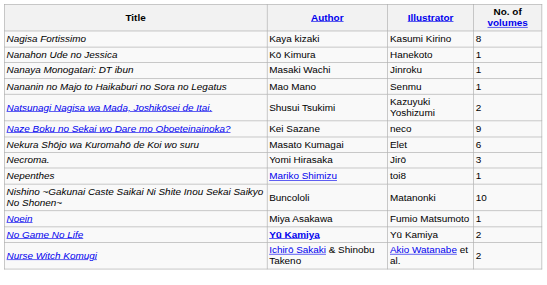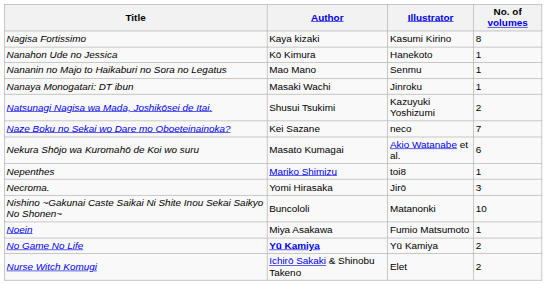rows swapped: (117, 86) <-> (70, 70)
(479, 129) 9 -> (479, 129) 7
(399, 144) Elet -> (429, 150) Akio Watanabe et al.
rows swapped: (28, 160) <-> (31, 176)
(429, 255) Akio Watanabe et al. -> (399, 267) Elet
